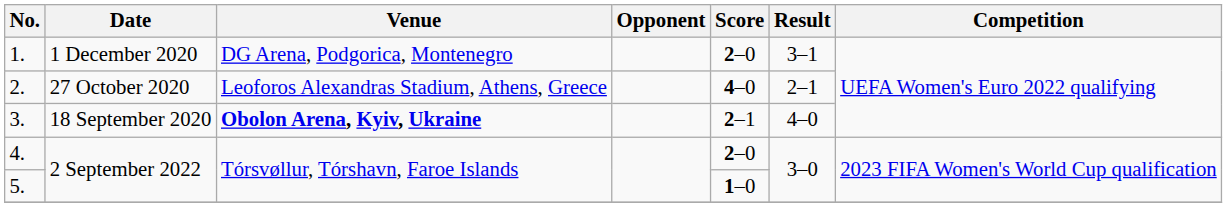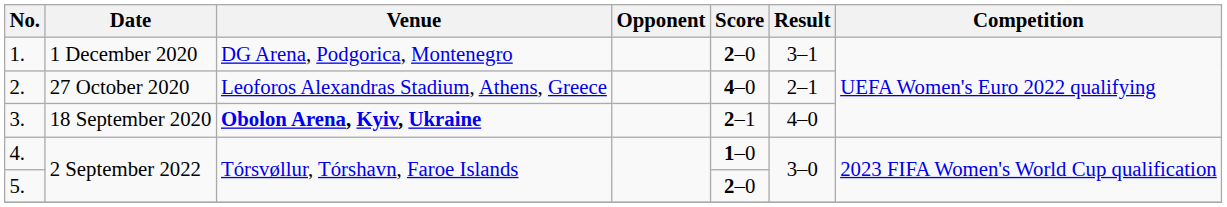(740, 152) 2–0 -> (740, 152) 1–0
(740, 185) 1–0 -> (740, 185) 2–0
